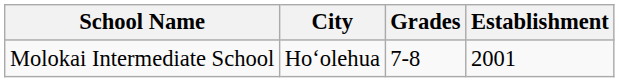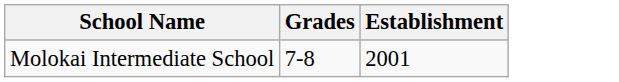- column: (332, 22)
